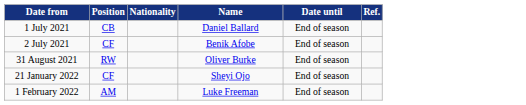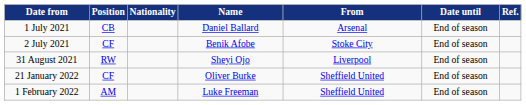+ column: (352, 12)
(230, 60) Oliver Burke -> (230, 60) Sheyi Ojo
(230, 76) Sheyi Ojo -> (230, 76) Oliver Burke
